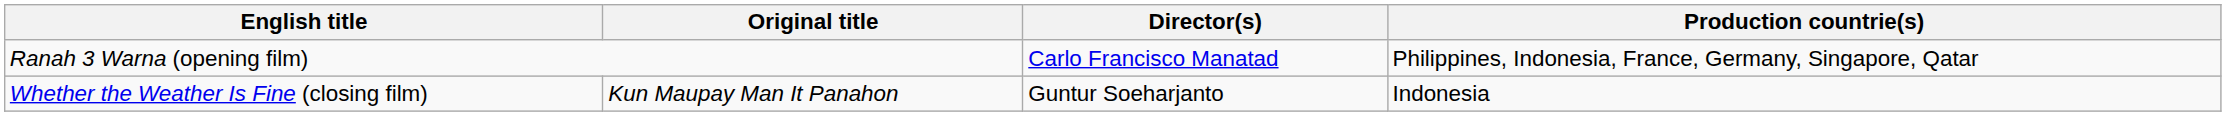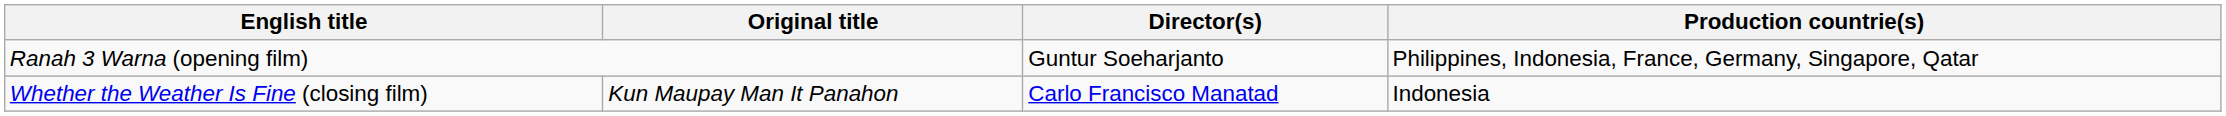(1153, 57) Carlo Francisco Manatad -> (1126, 57) Guntur Soeharjanto
(1126, 93) Guntur Soeharjanto -> (1153, 93) Carlo Francisco Manatad
